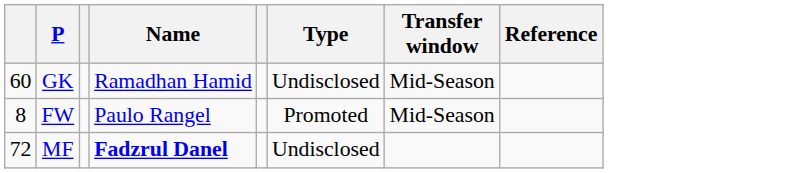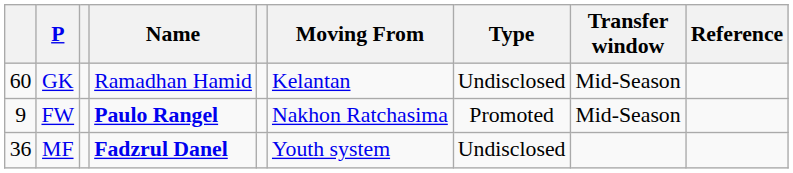+ column: (360, 33)
(21, 115) 8 -> (21, 115) 9
(153, 115) normal -> (156, 115) bold
(21, 149) 72 -> (21, 149) 36
